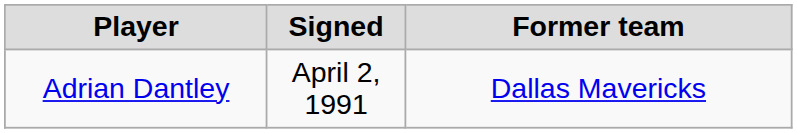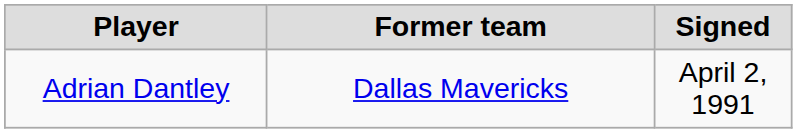columns swapped: (336, 27) <-> (598, 27)
